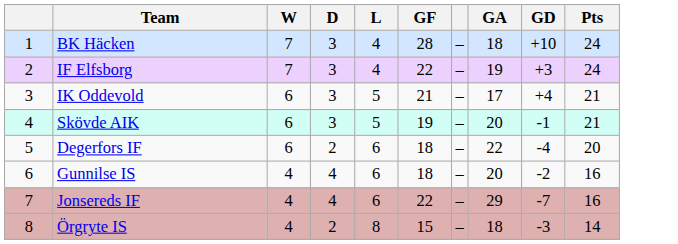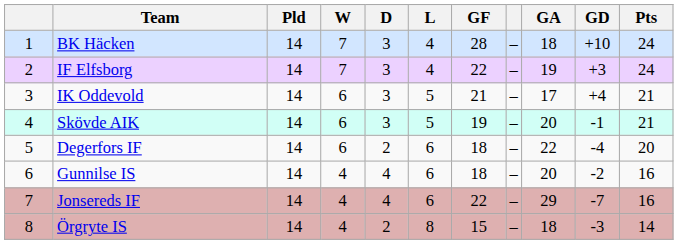+ column: (294, 17)
